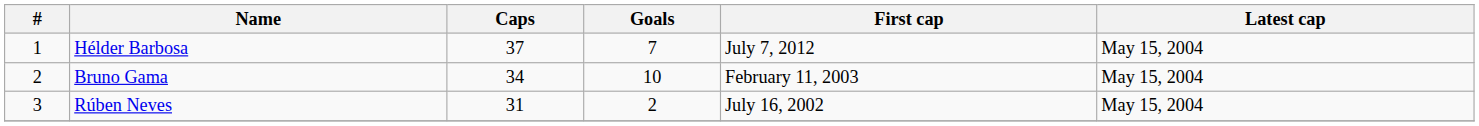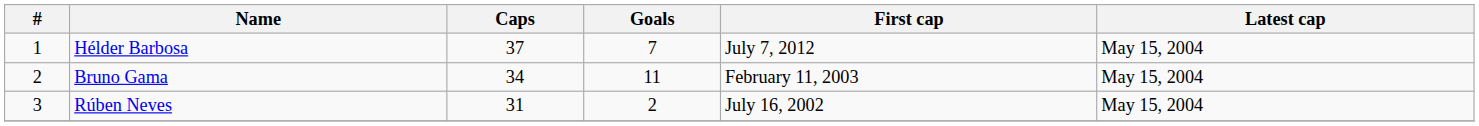(652, 76) 10 -> (652, 76) 11
